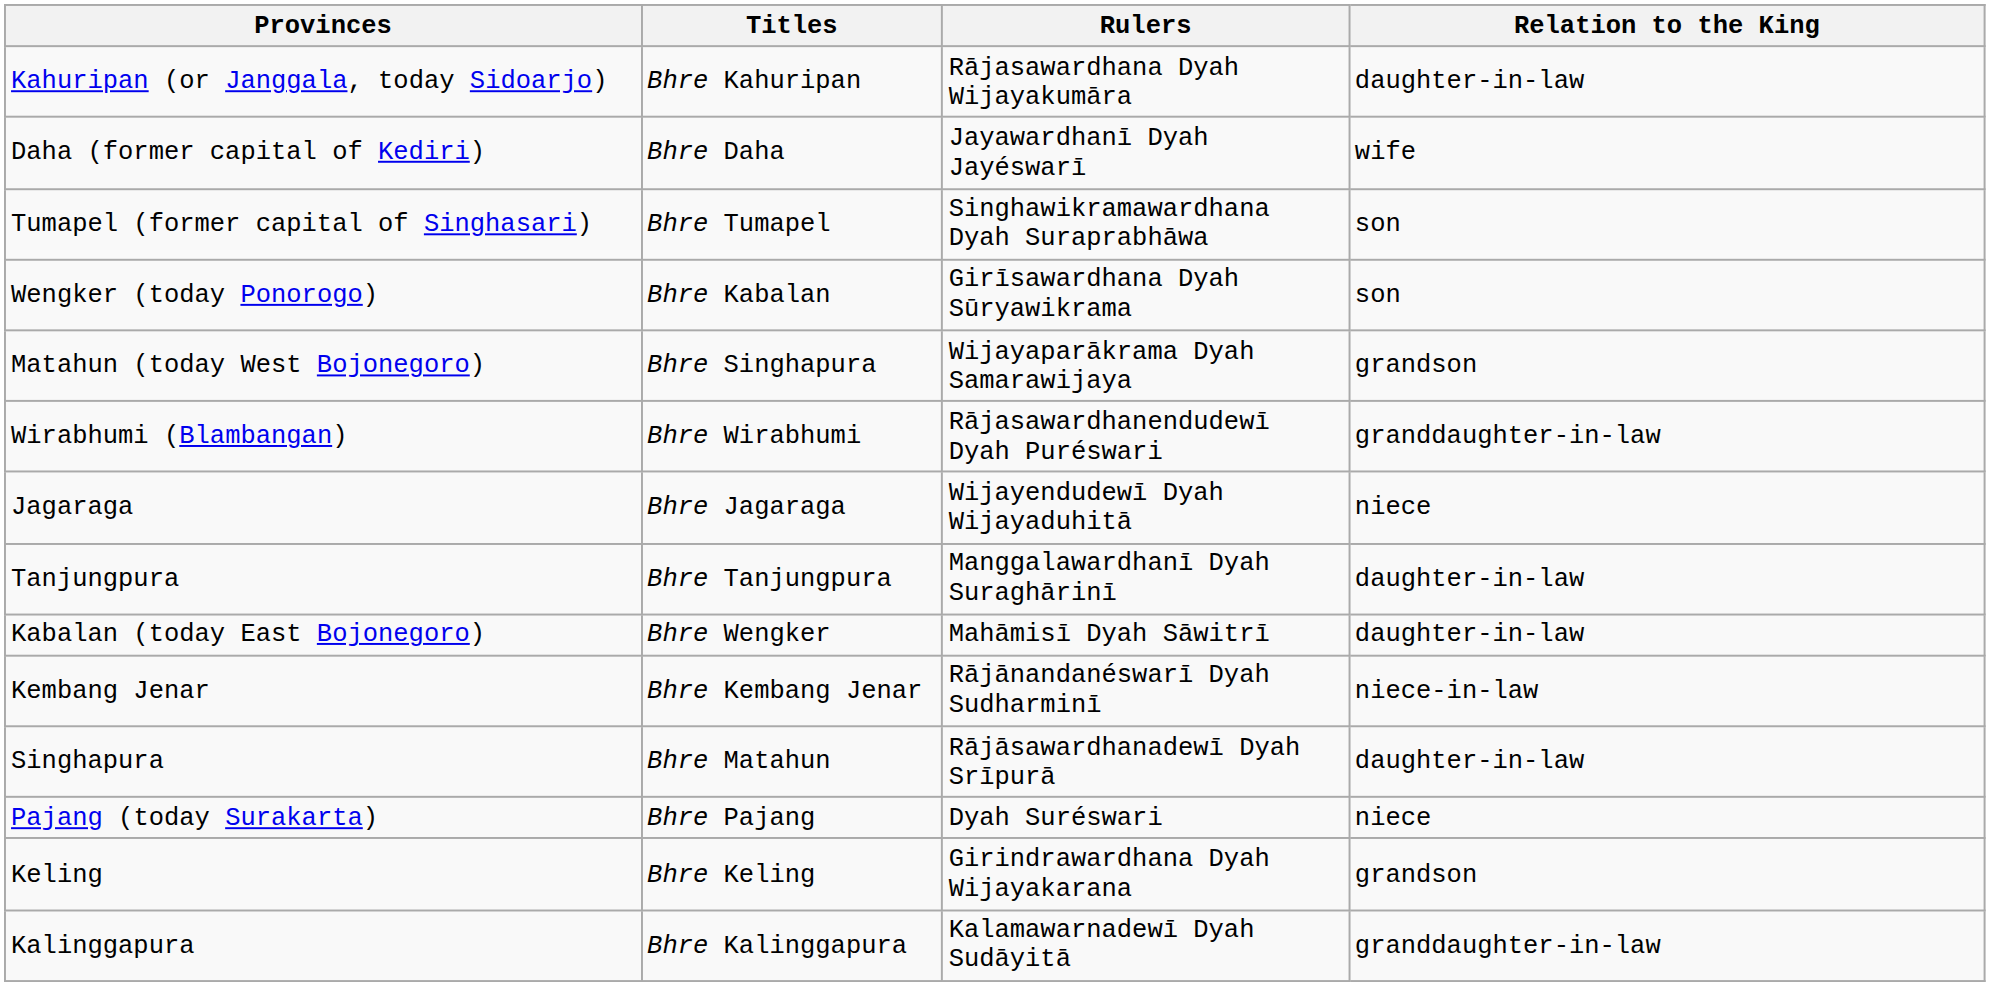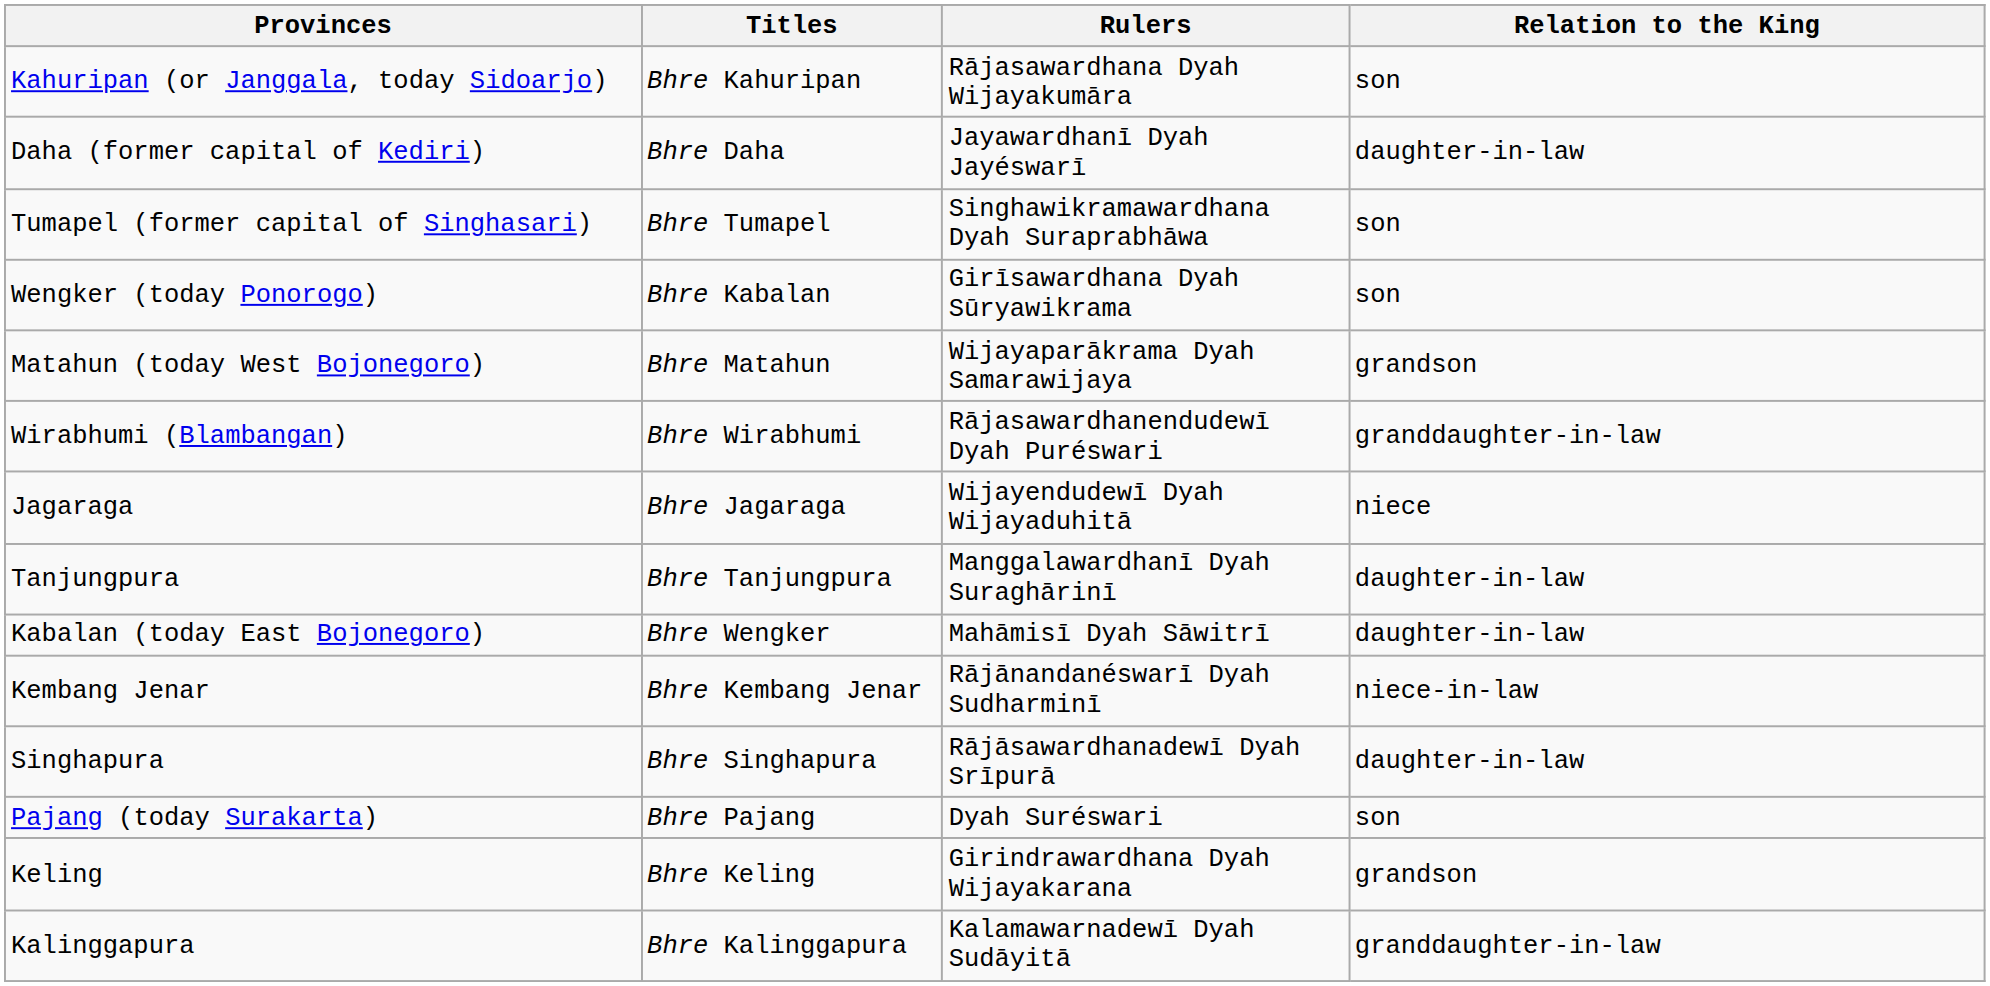(1470, 82) daughter-in-law -> (1378, 82) son
(1385, 153) wife -> (1470, 153) daughter-in-law
(762, 366) Bhre Singhapura -> (739, 366) Bhre Matahun
(739, 762) Bhre Matahun -> (762, 762) Bhre Singhapura
(1393, 818) niece -> (1378, 818) son
